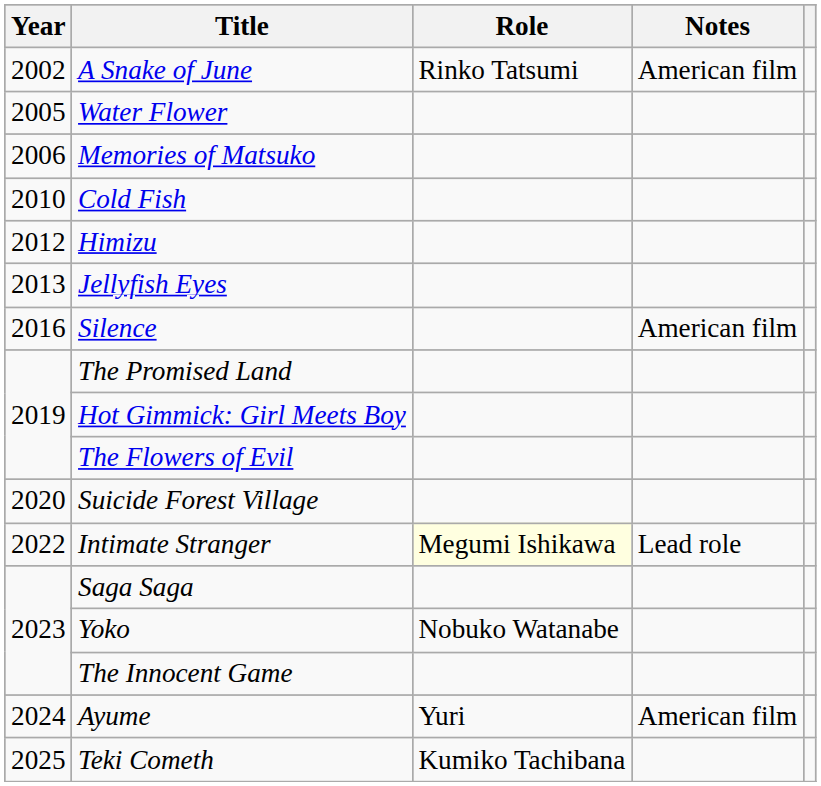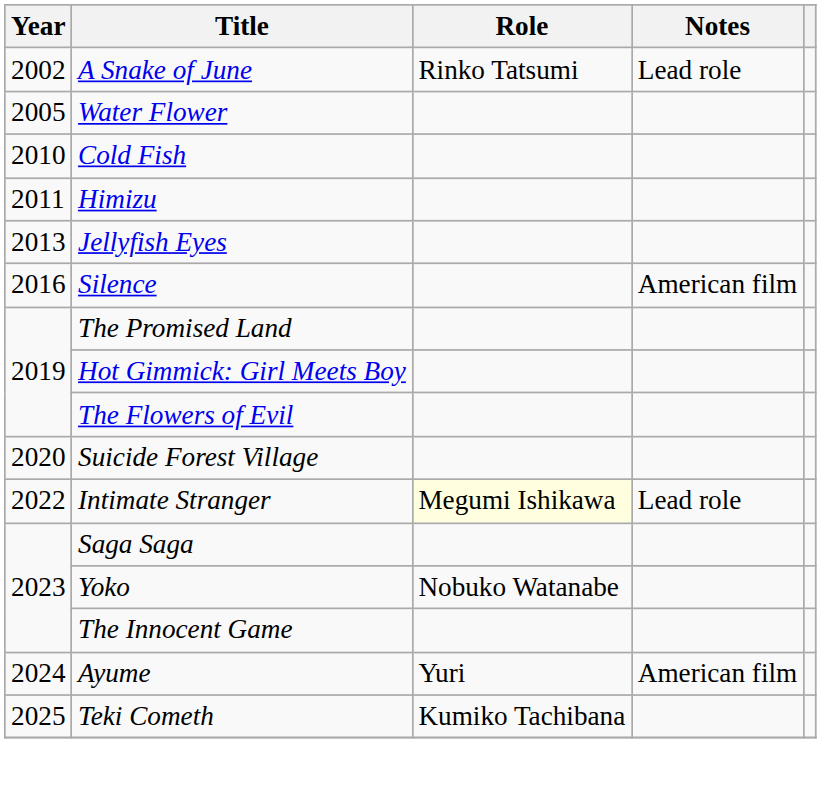(717, 69) American film -> (690, 69) Lead role
- row: (197, 155)
(38, 241) 2012 -> (38, 198) 2011
